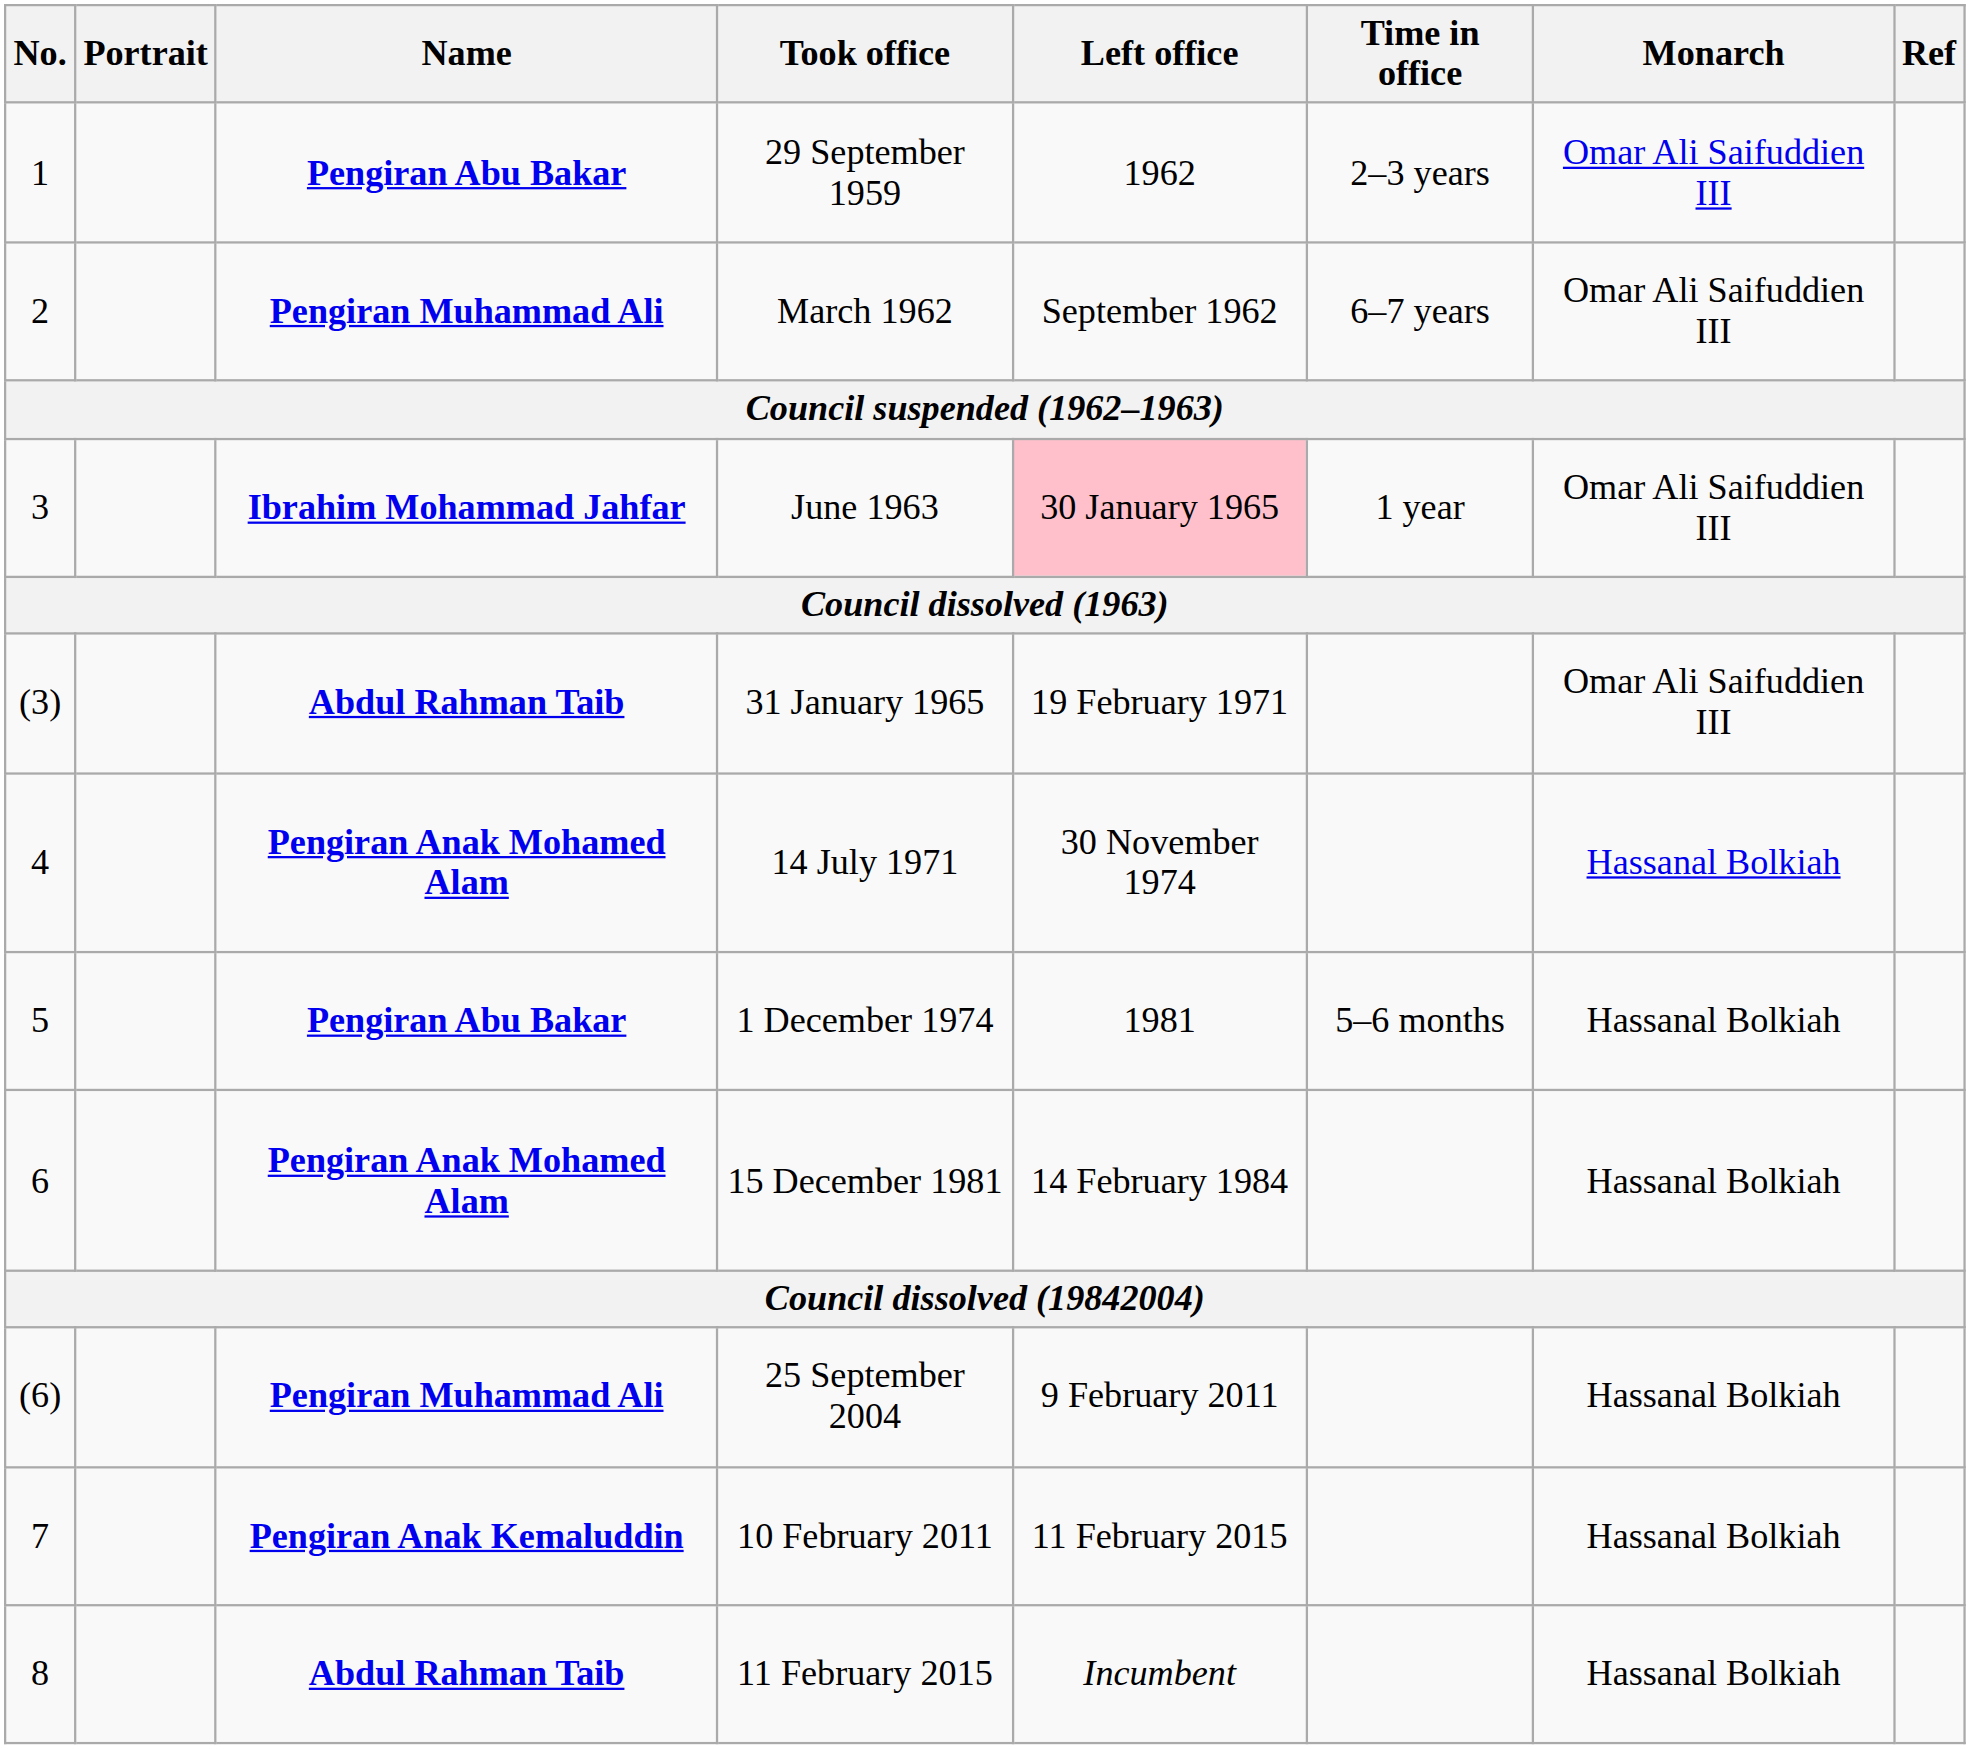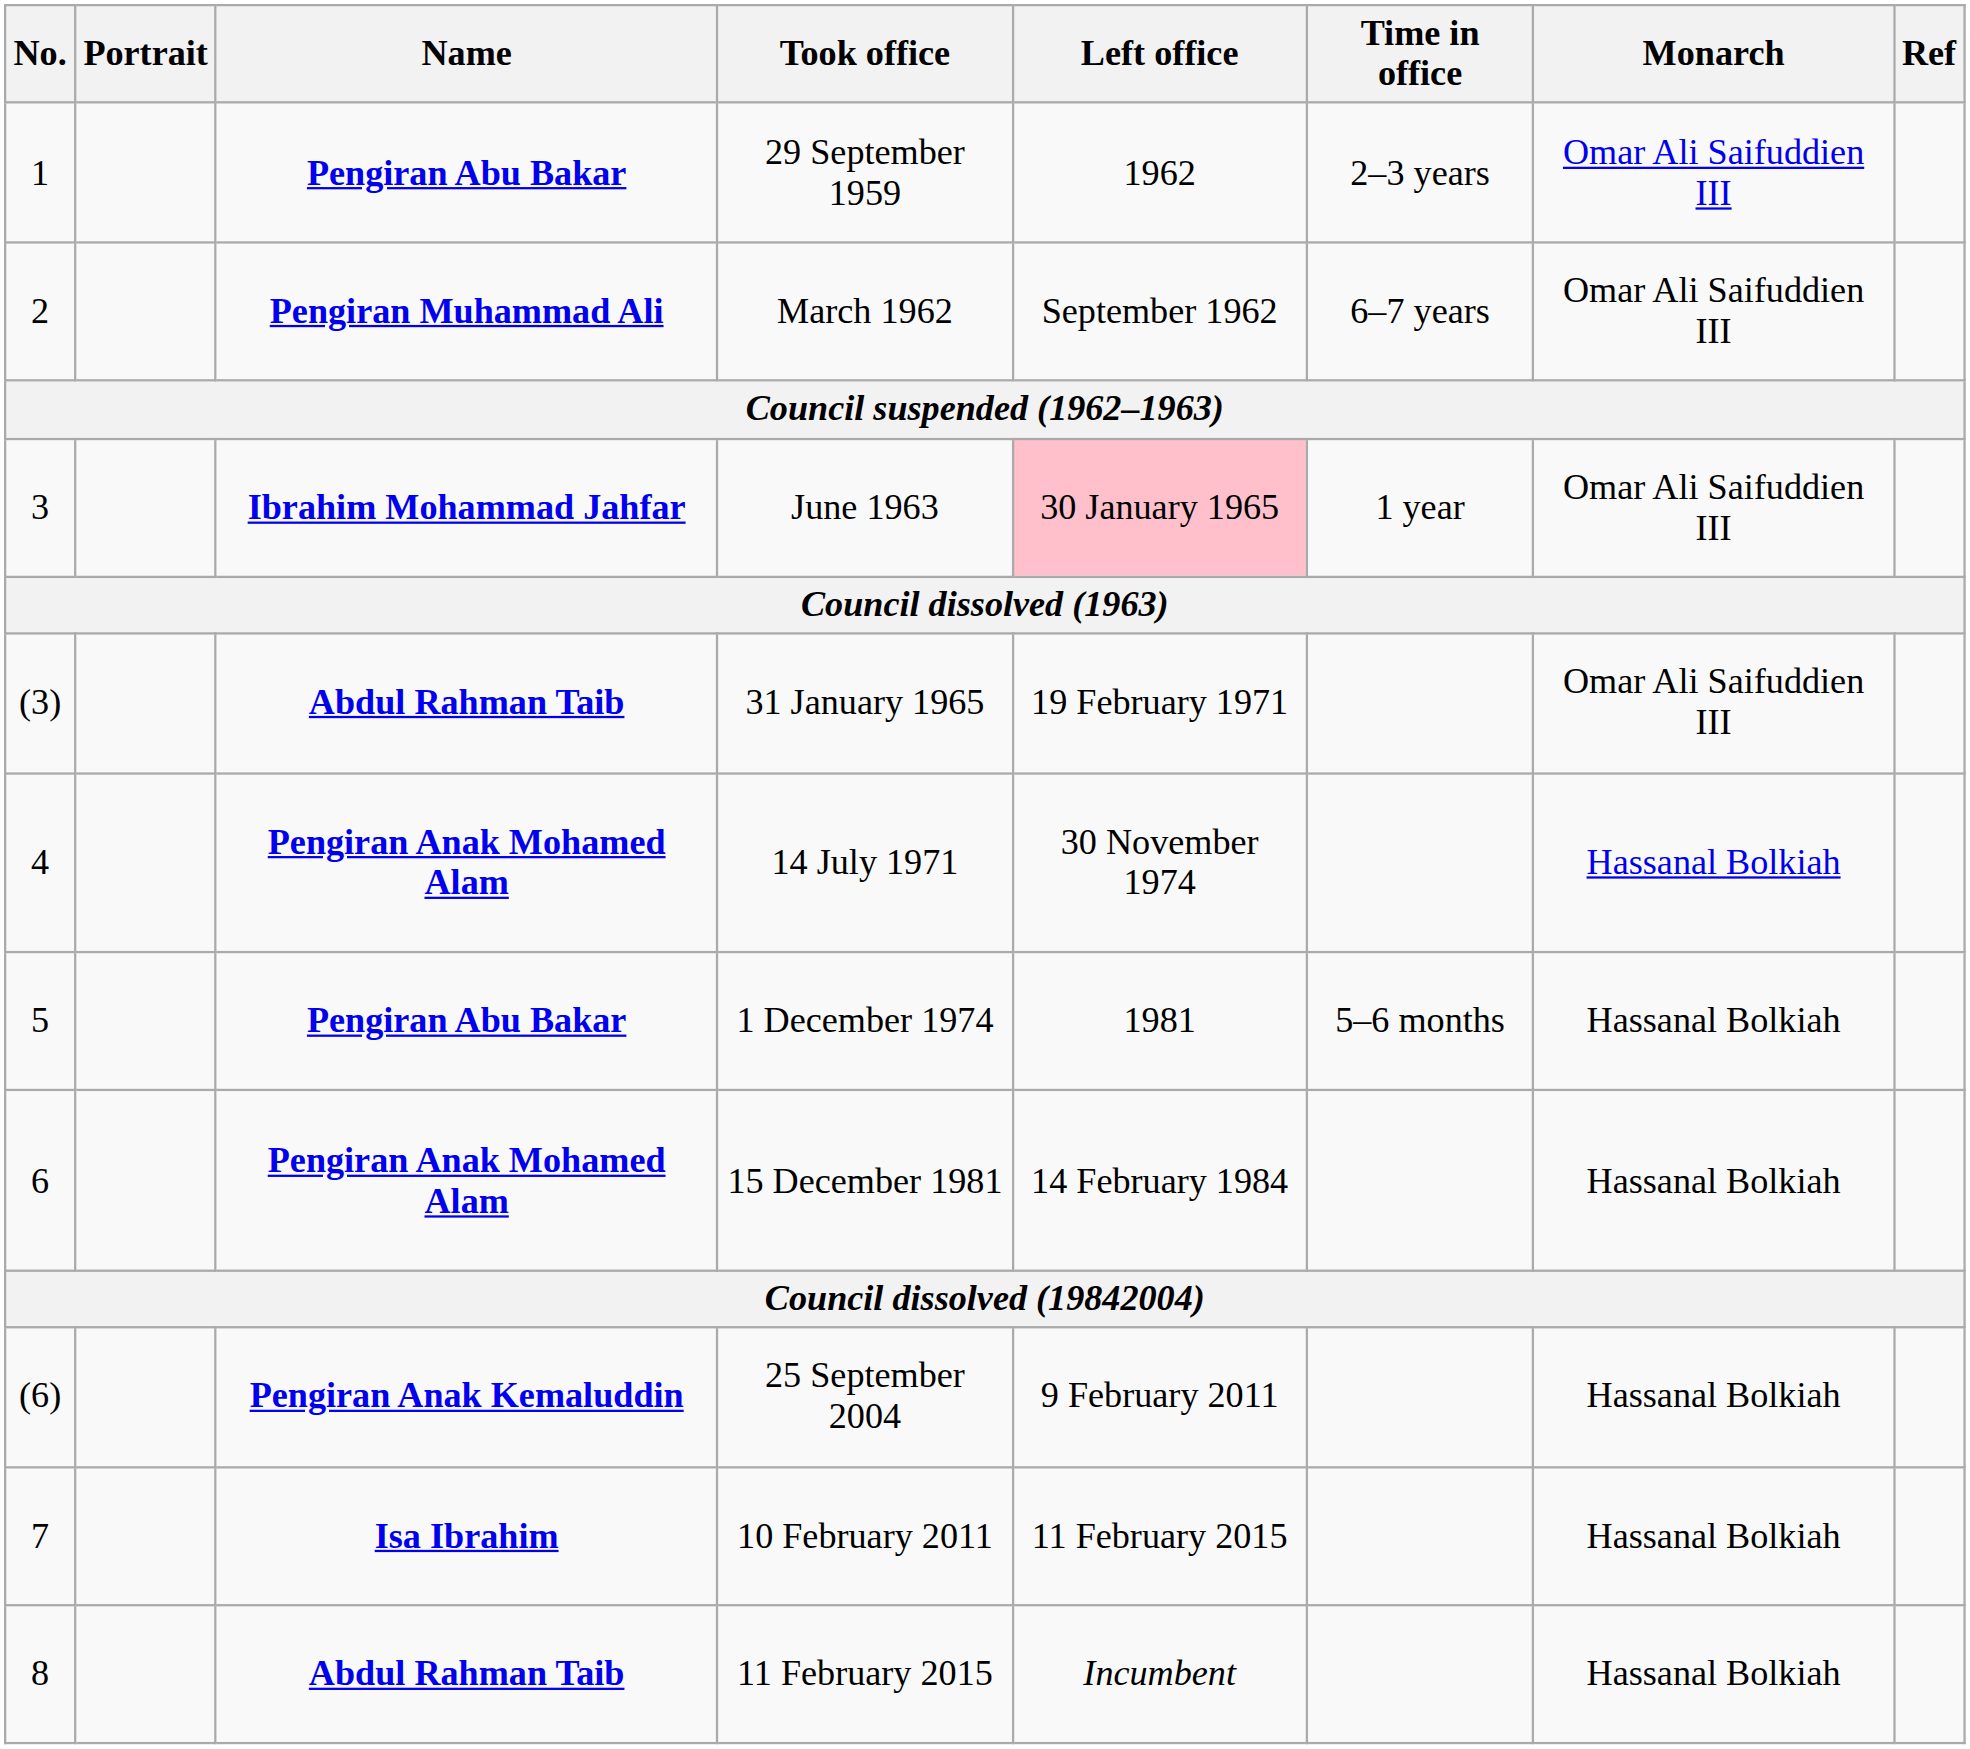(467, 1396) Pengiran Muhammad Ali -> (467, 1396) Pengiran Anak Kemaluddin
(467, 1534) Pengiran Anak Kemaluddin -> (467, 1534) Isa Ibrahim
